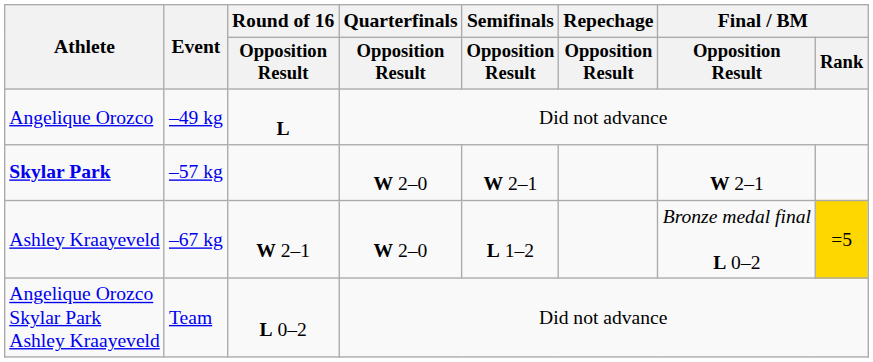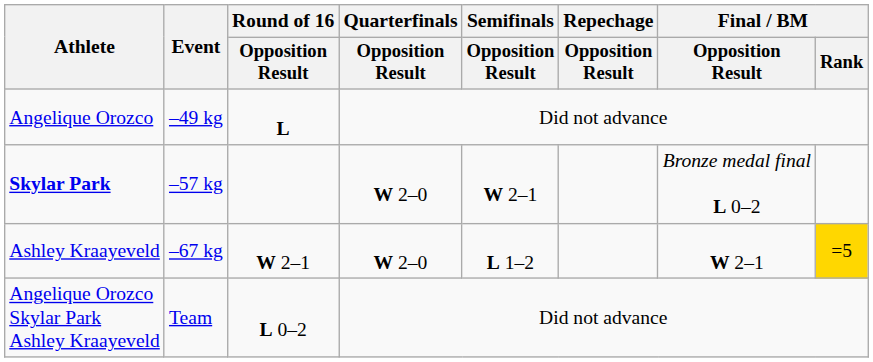(737, 184) W 2–1 -> (737, 184) Bronze medal final L 0–2
(737, 239) Bronze medal final L 0–2 -> (737, 262) W 2–1
